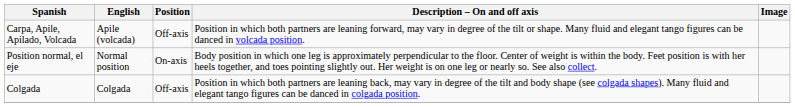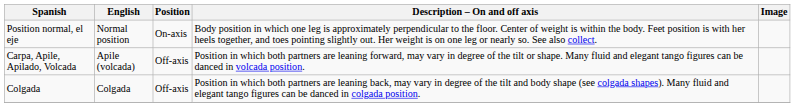rows swapped: (45, 61) <-> (41, 34)
